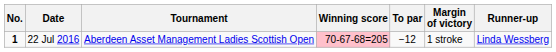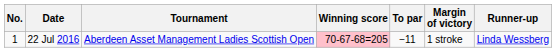(15, 40) bold -> (15, 40) normal
(407, 40) −12 -> (407, 40) −11
